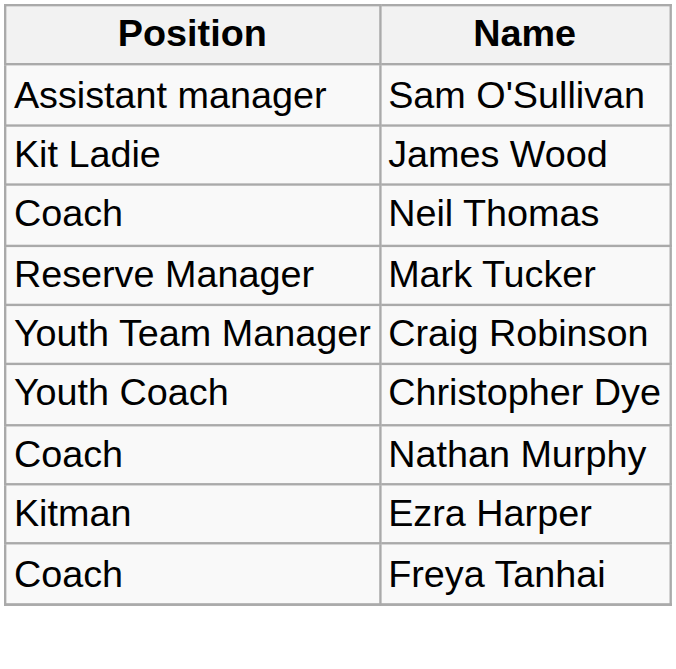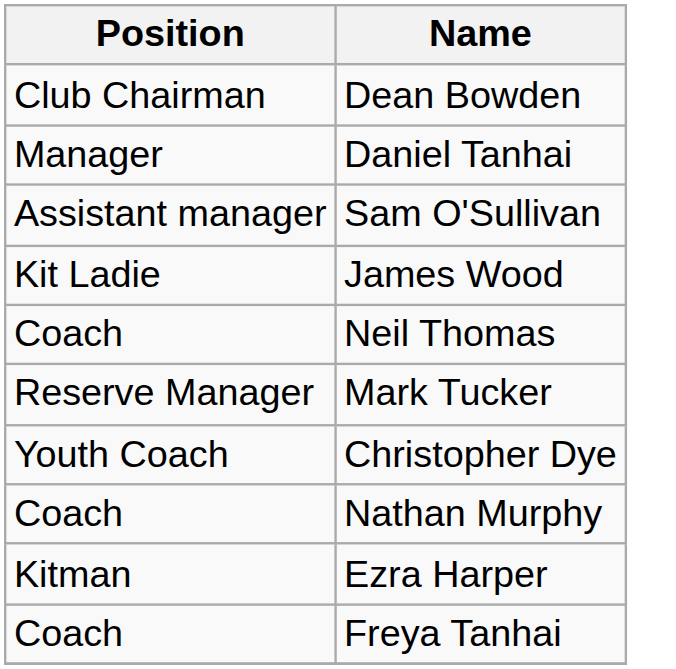+ row: (463, 94)
+ row: (458, 154)
- row: (518, 333)
